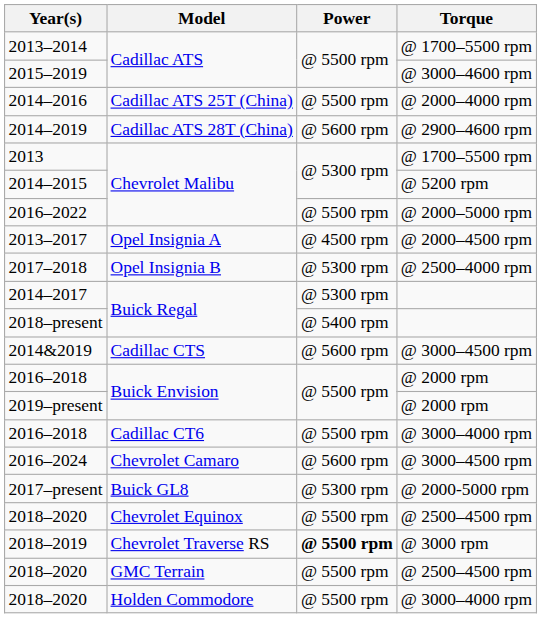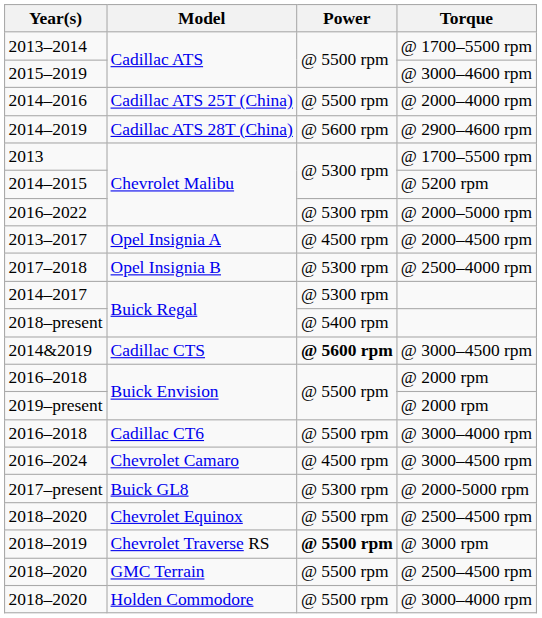(345, 211) @ 5500 rpm -> (345, 211) @ 5300 rpm
(345, 350) normal -> (347, 350) bold
(345, 460) @ 5600 rpm -> (345, 460) @ 4500 rpm
